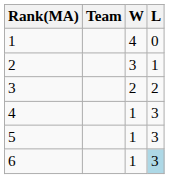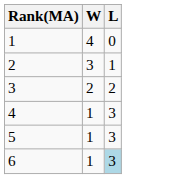- column: (104, 16)
